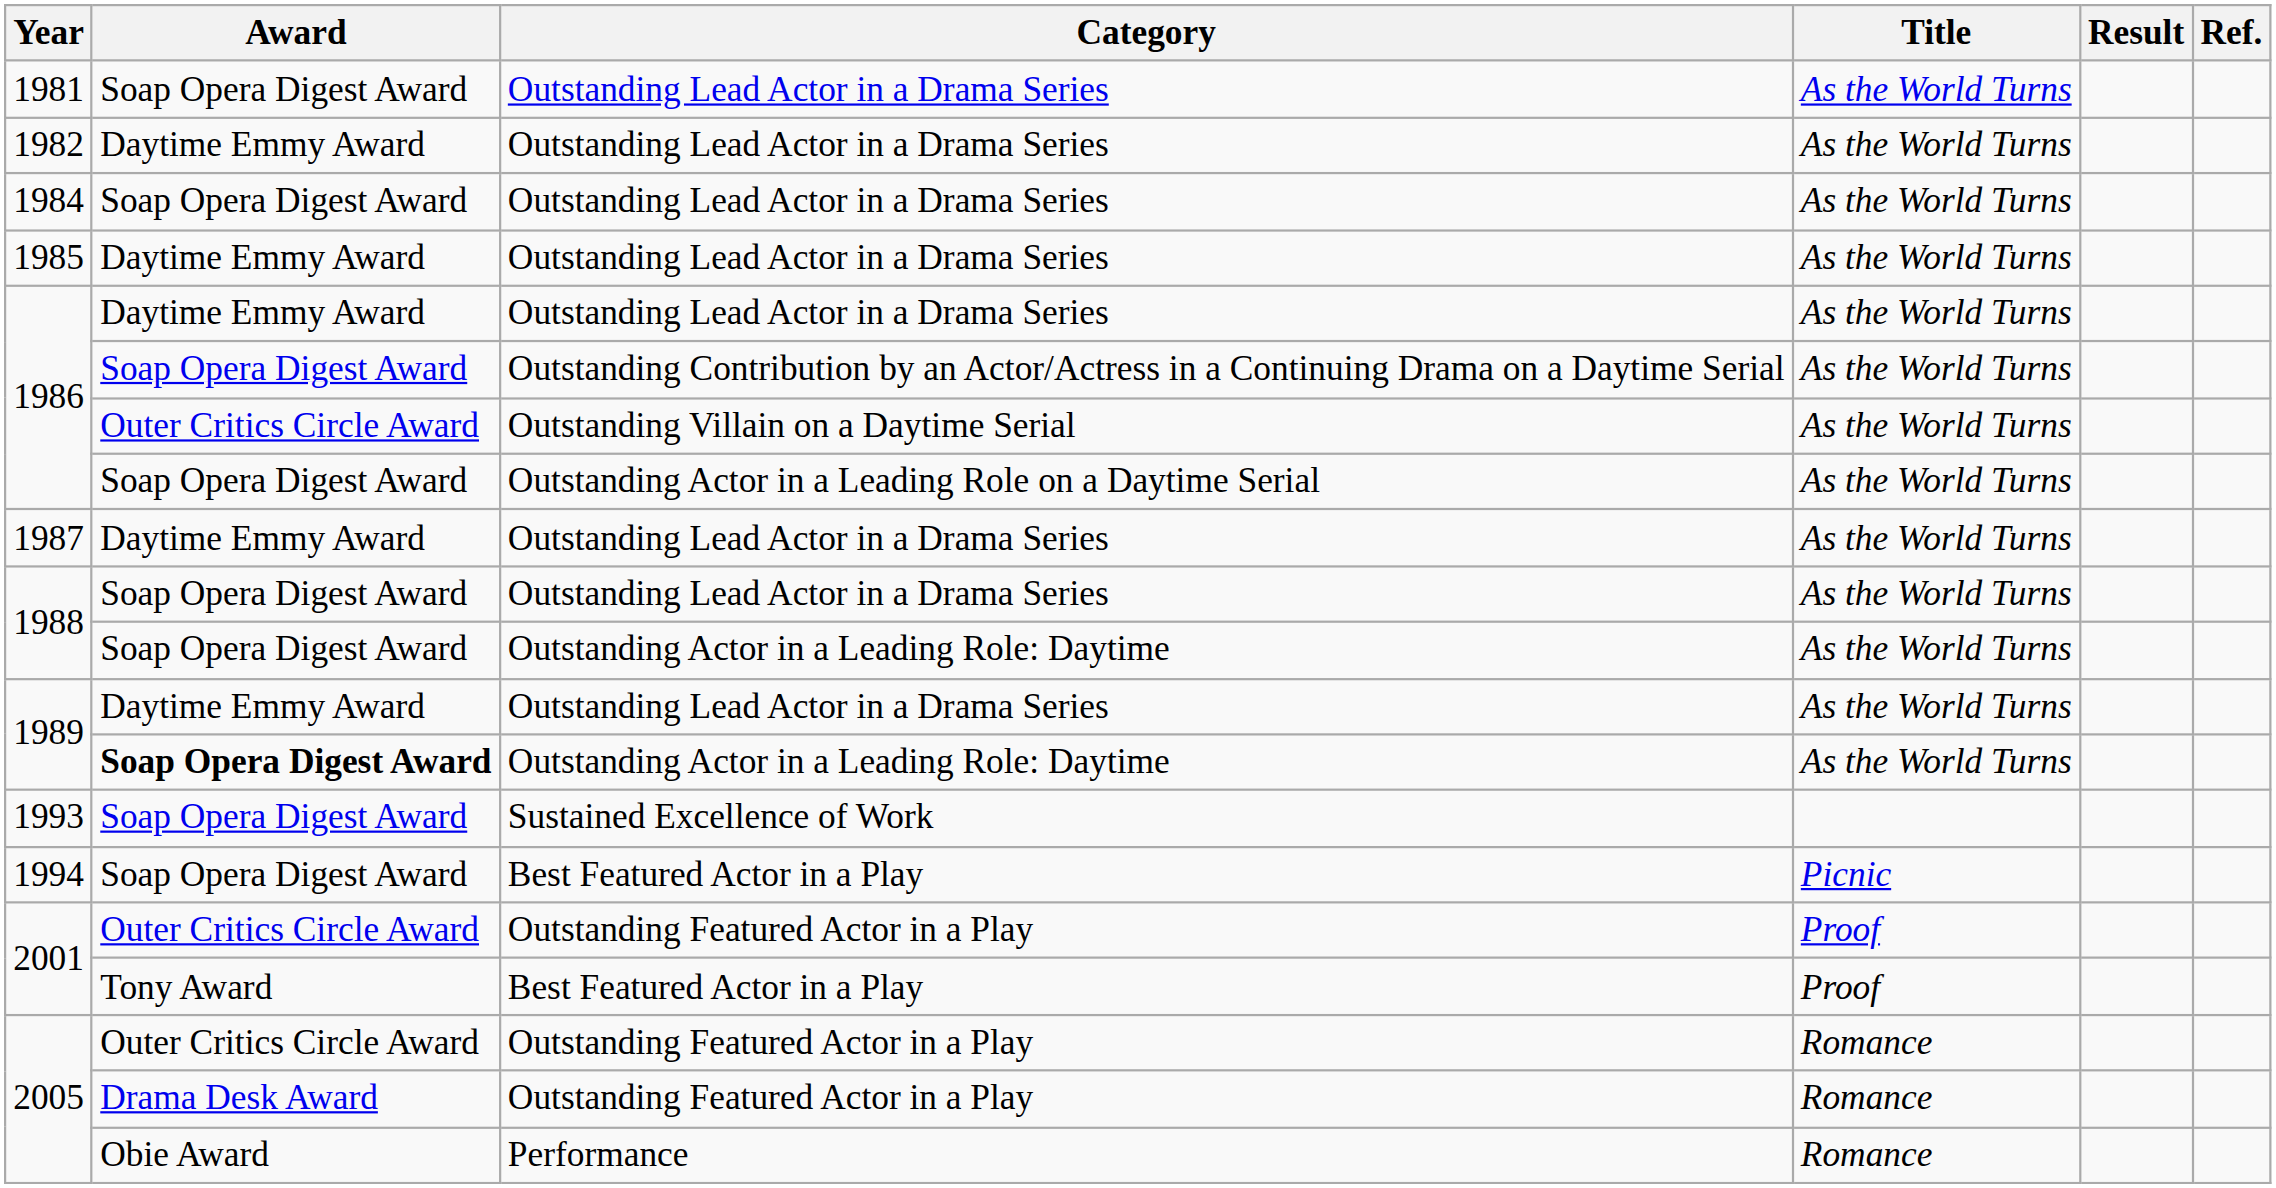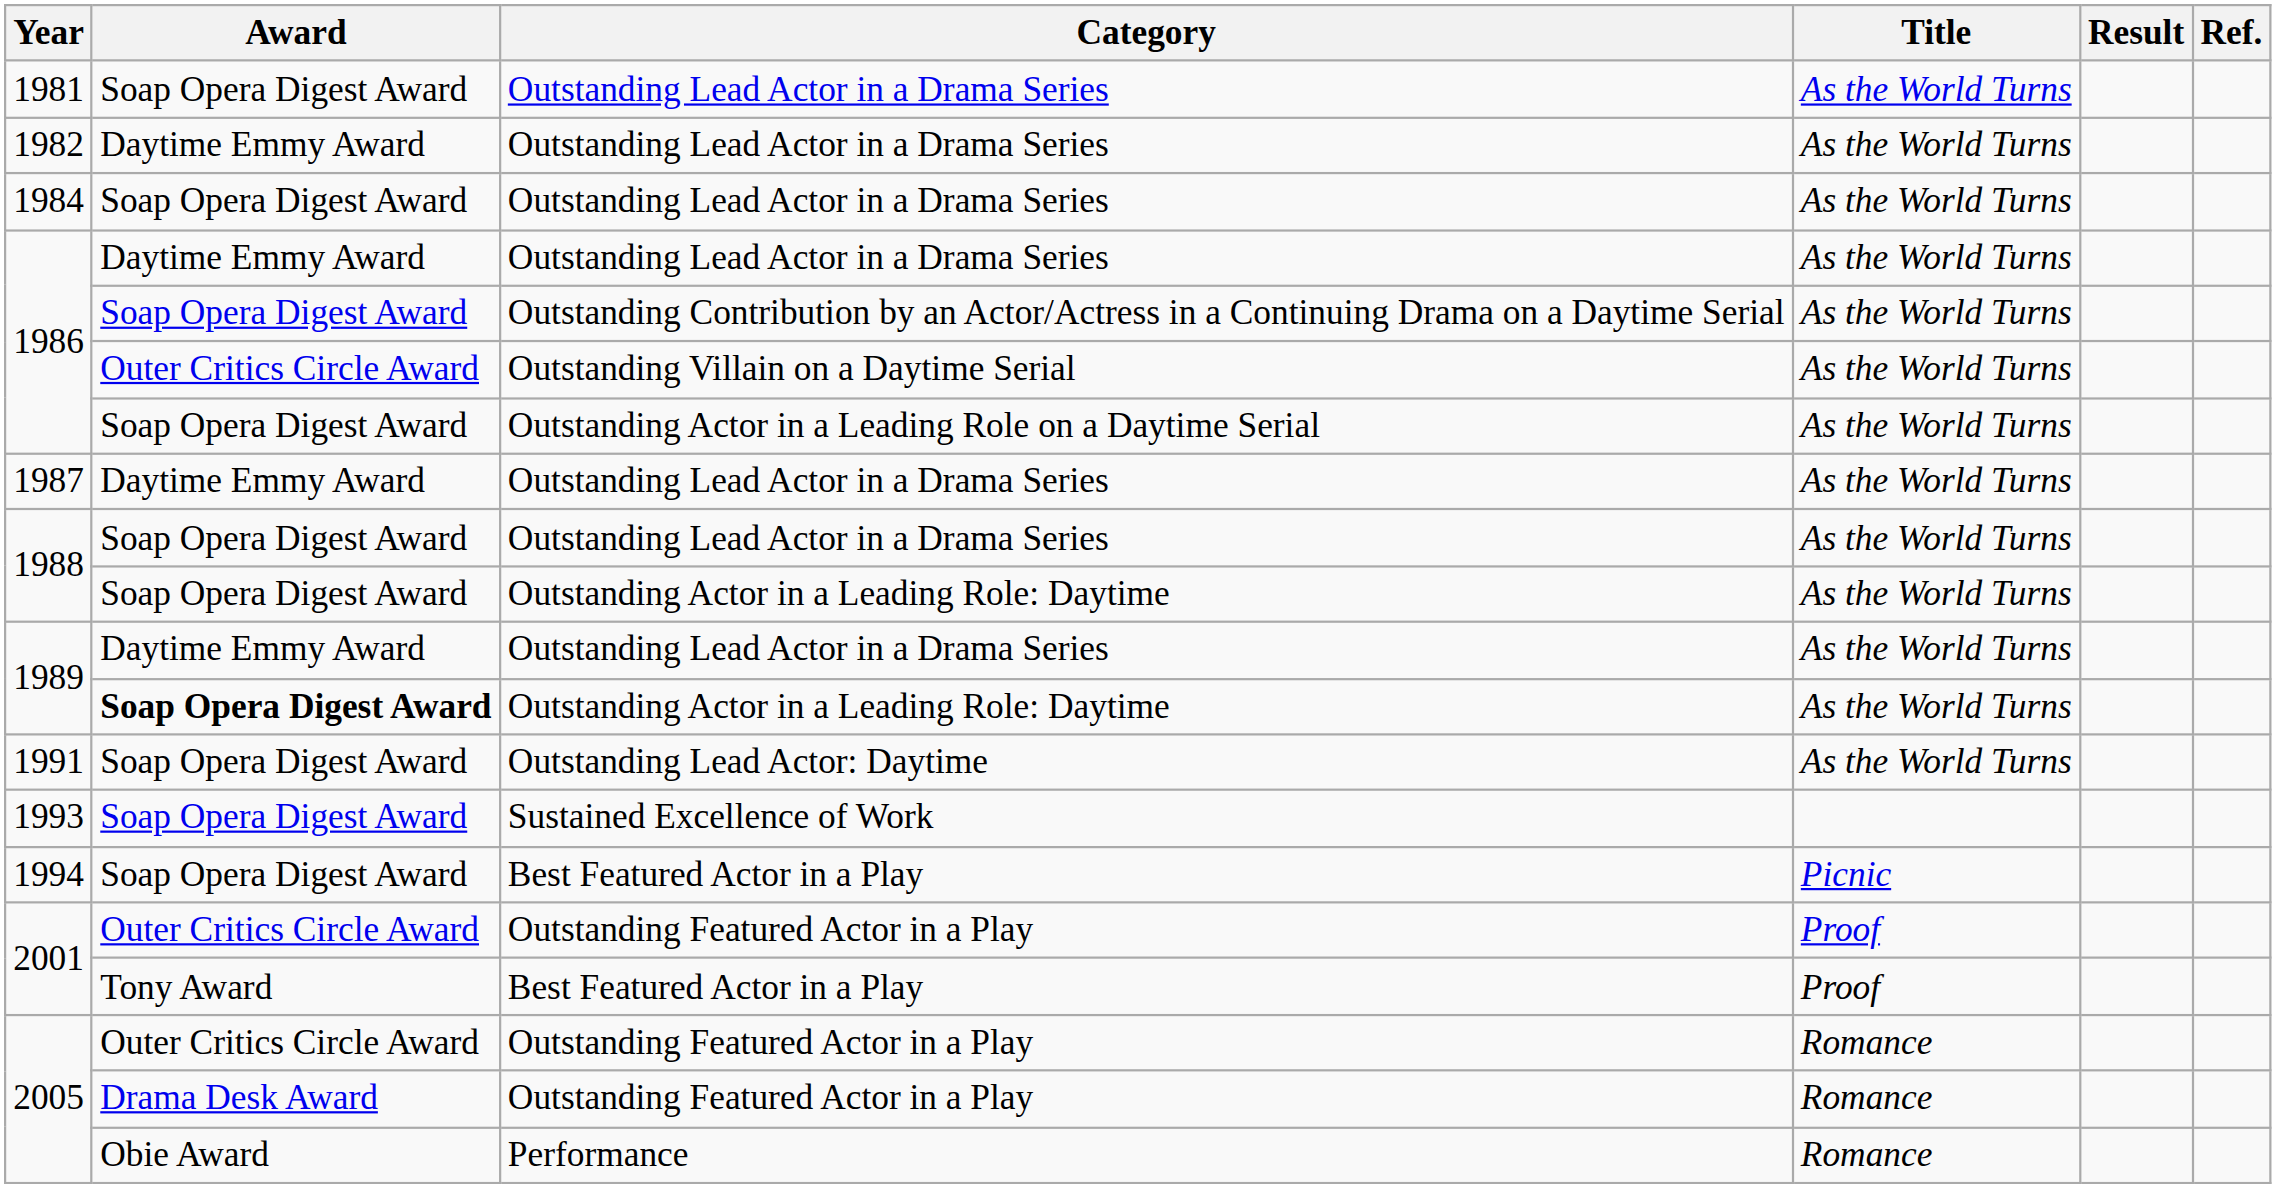- row: (49, 256)
+ row: (49, 761)
